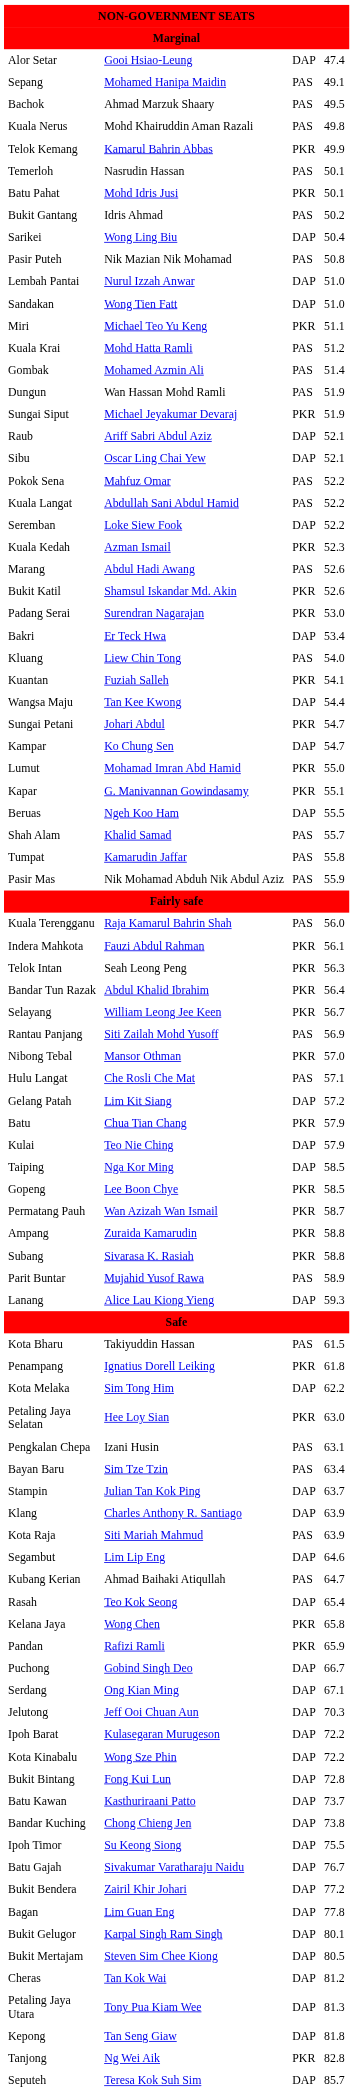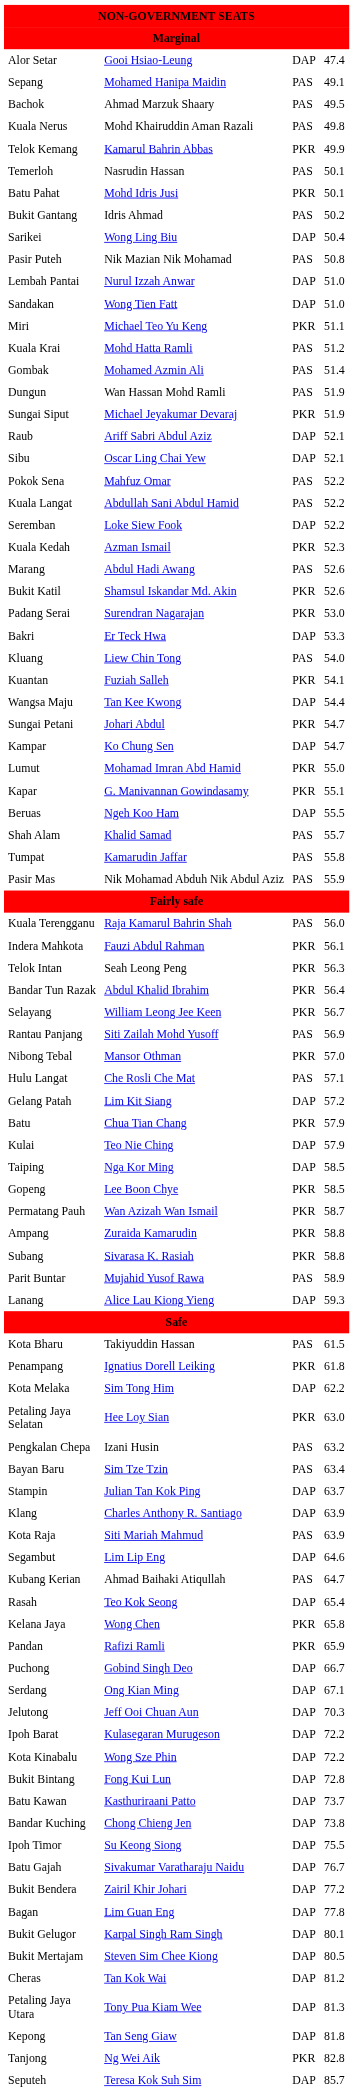(334, 635) 53.4 -> (334, 635) 53.3
(334, 1446) 63.1 -> (334, 1446) 63.2
